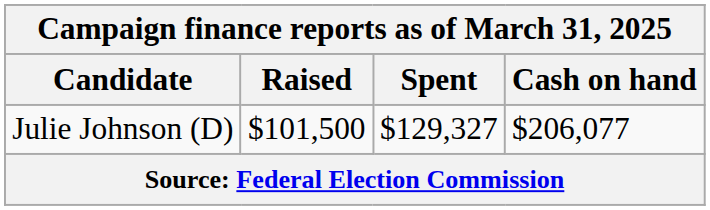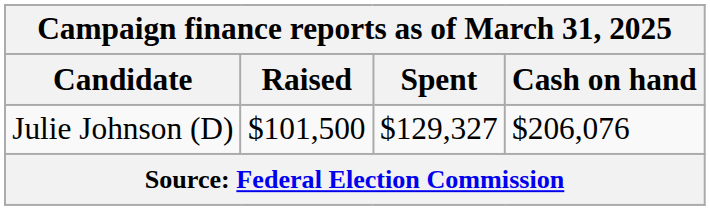(571, 128) $206,077 -> (571, 128) $206,076
